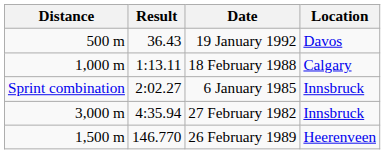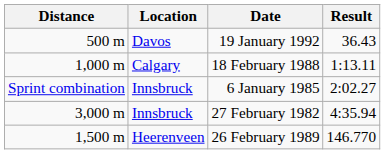columns swapped: (157, 16) <-> (340, 16)
